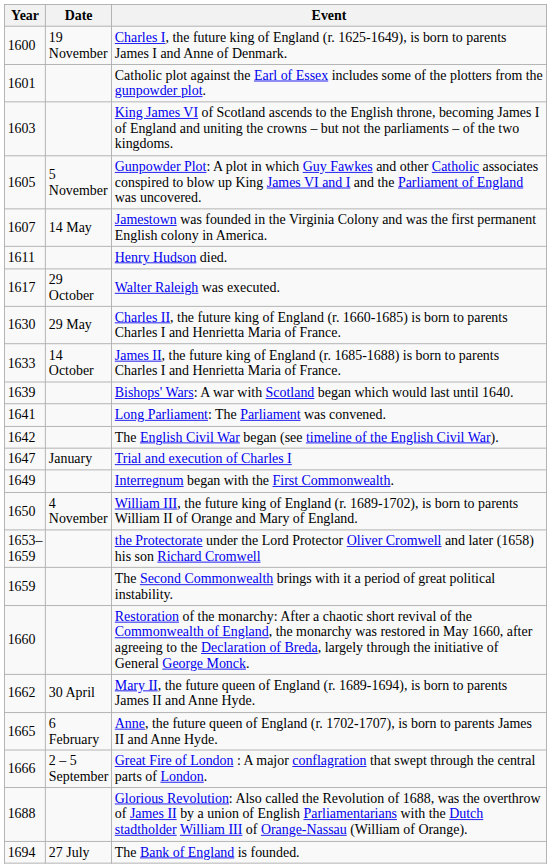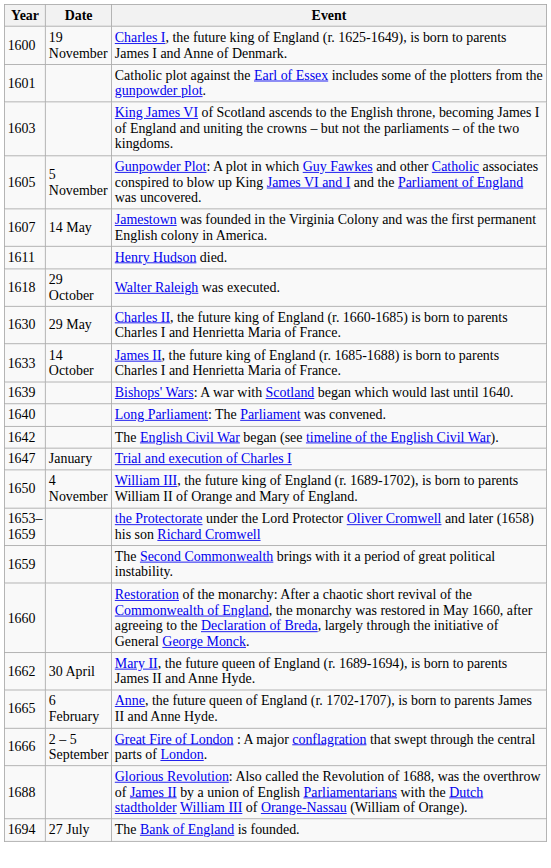(22, 287) 1617 -> (22, 287) 1618
(22, 414) 1641 -> (22, 414) 1640
- row: (254, 481)
